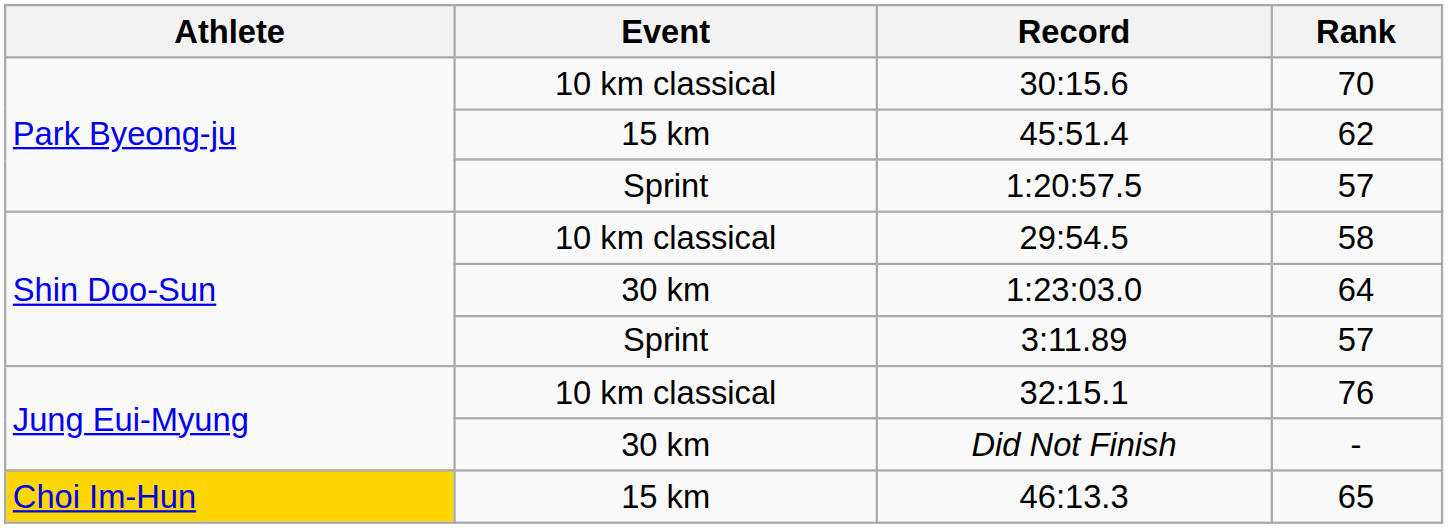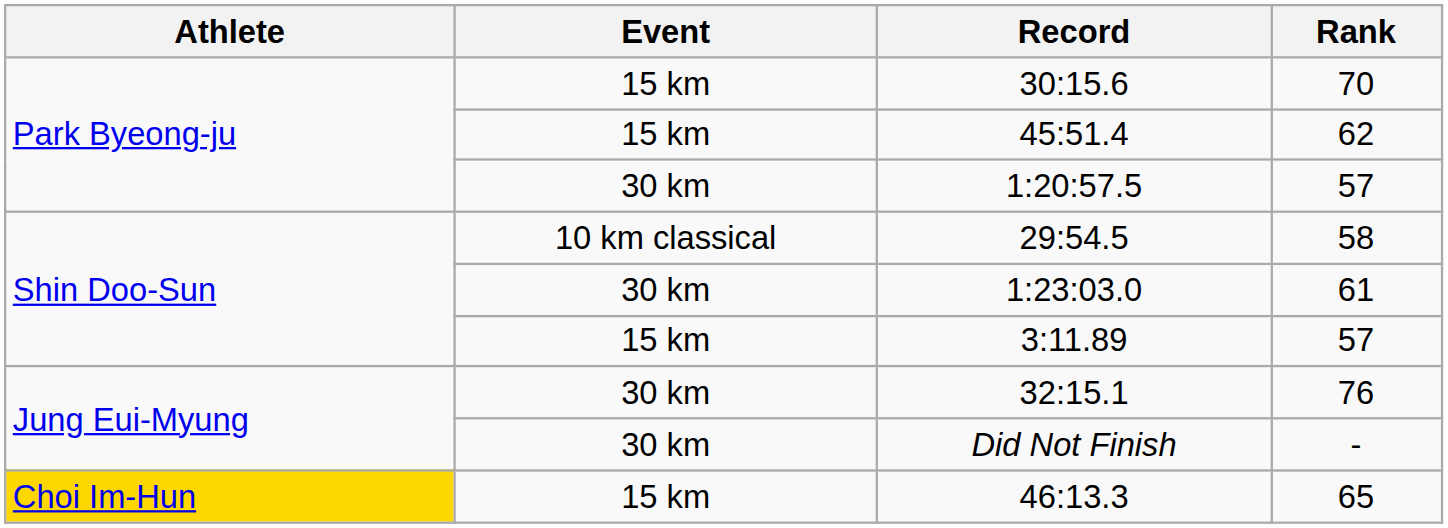(666, 83) 10 km classical -> (666, 83) 15 km
(666, 186) Sprint -> (666, 186) 30 km
(1356, 290) 64 -> (1356, 290) 61
(666, 341) Sprint -> (666, 341) 15 km
(666, 393) 10 km classical -> (666, 393) 30 km
